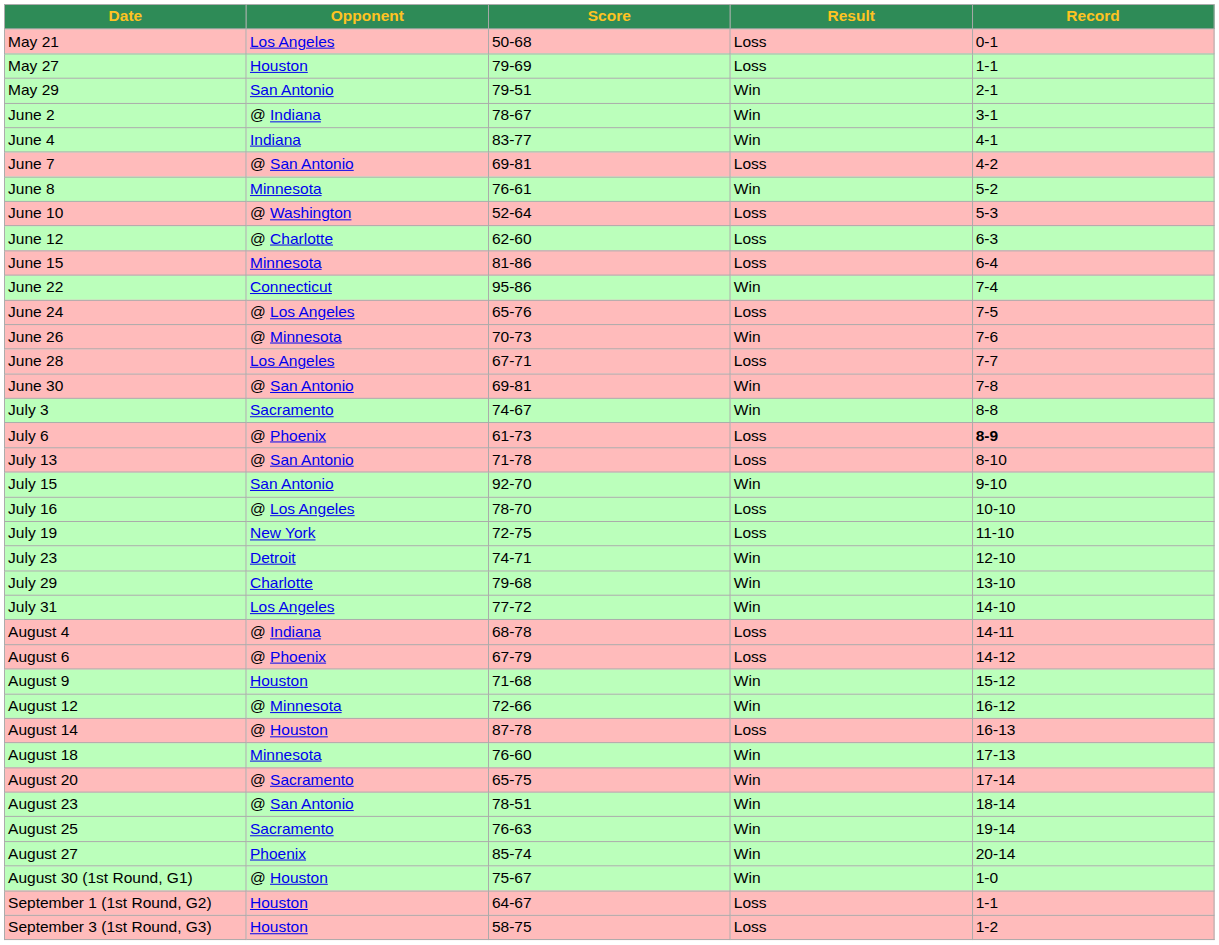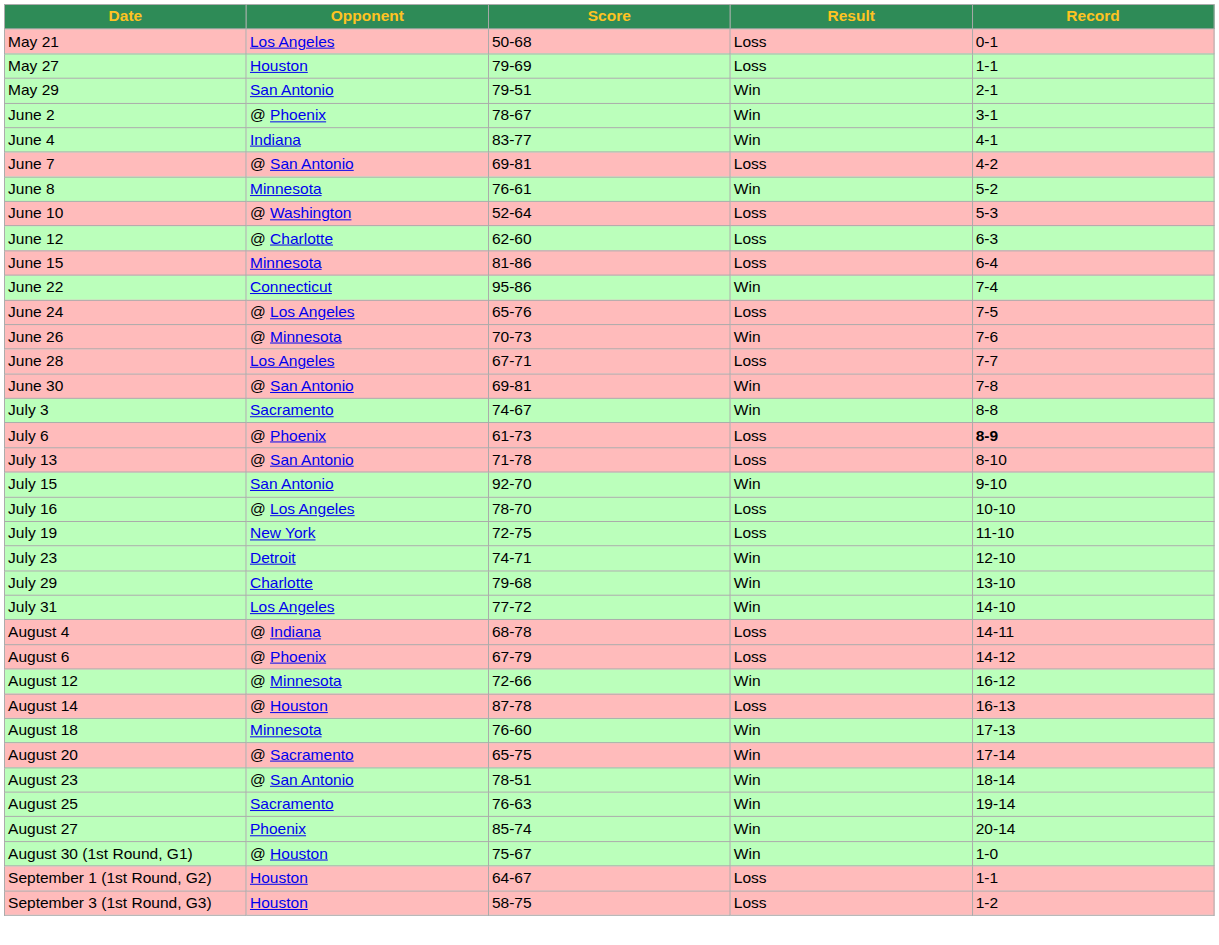(285, 115) @ Indiana -> (288, 115) @ Phoenix
- row: (39, 681)
